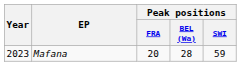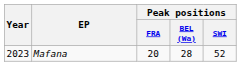(220, 53) 59 -> (220, 53) 52
